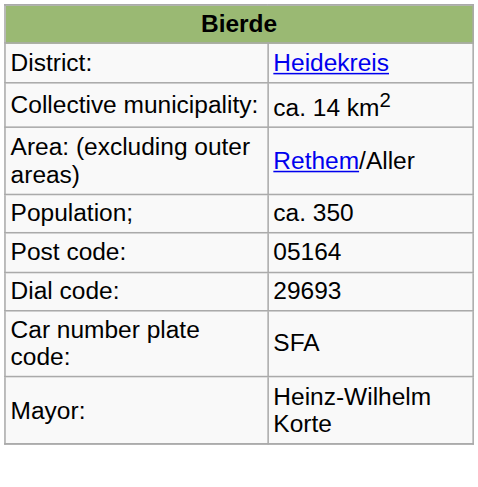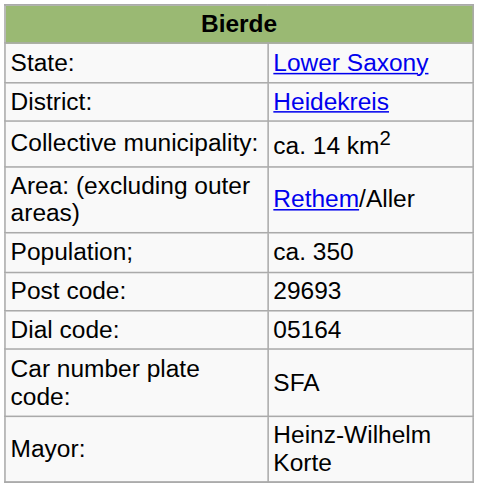+ row: (43, 62)
(307, 252) 05164 -> (307, 291) 29693
(307, 291) 29693 -> (307, 329) 05164
